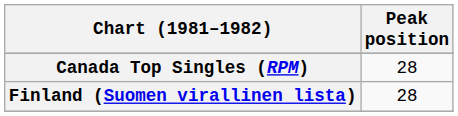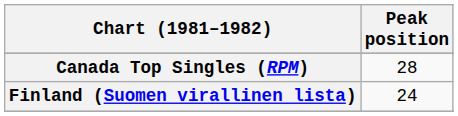(407, 96) 28 -> (407, 96) 24
